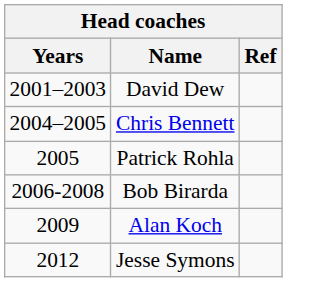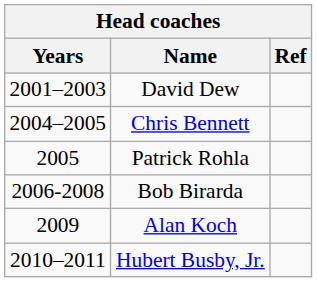+ row: (190, 259)
- row: (175, 259)
